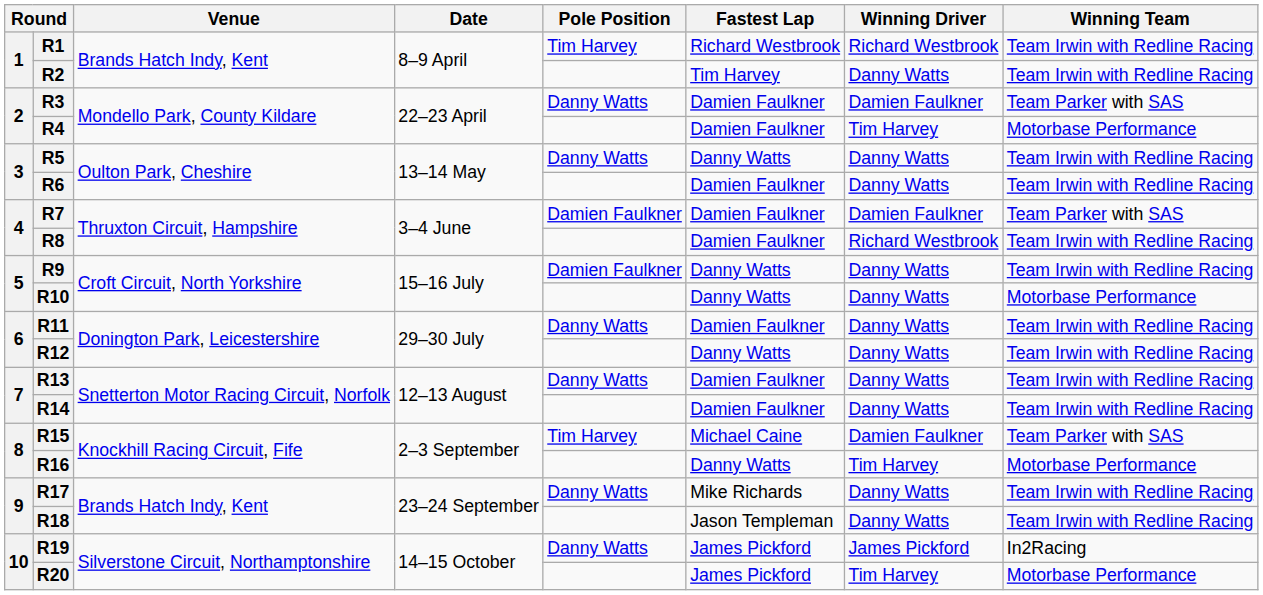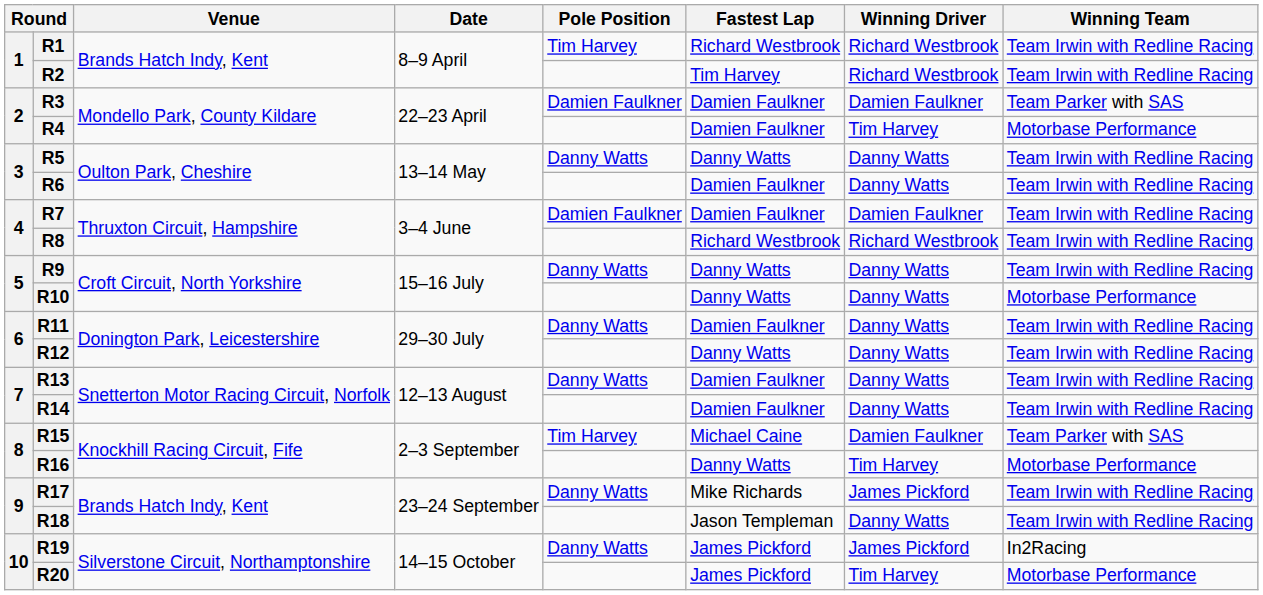(899, 74) Danny Watts -> (923, 74) Richard Westbrook
(597, 102) Danny Watts -> (615, 102) Damien Faulkner
(1095, 213) Team Parker with SAS -> (1130, 213) Team Irwin with Redline Racing
(757, 241) Damien Faulkner -> (765, 241) Richard Westbrook
(615, 269) Damien Faulkner -> (597, 269) Danny Watts
(899, 492) Danny Watts -> (909, 492) James Pickford
